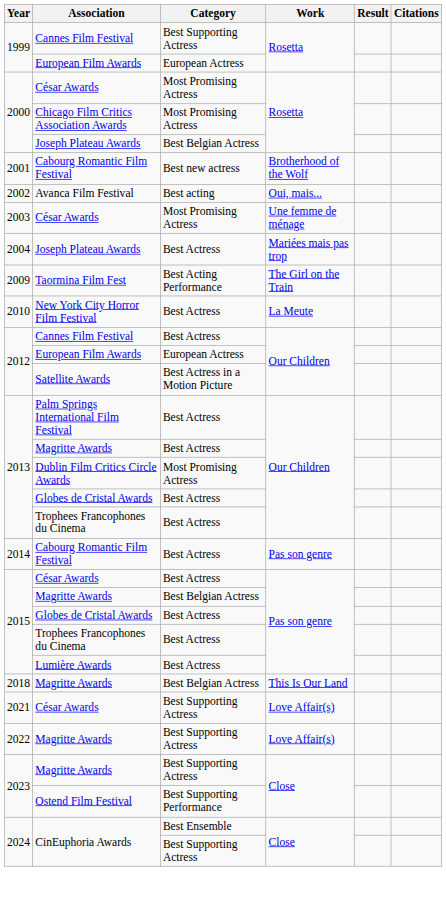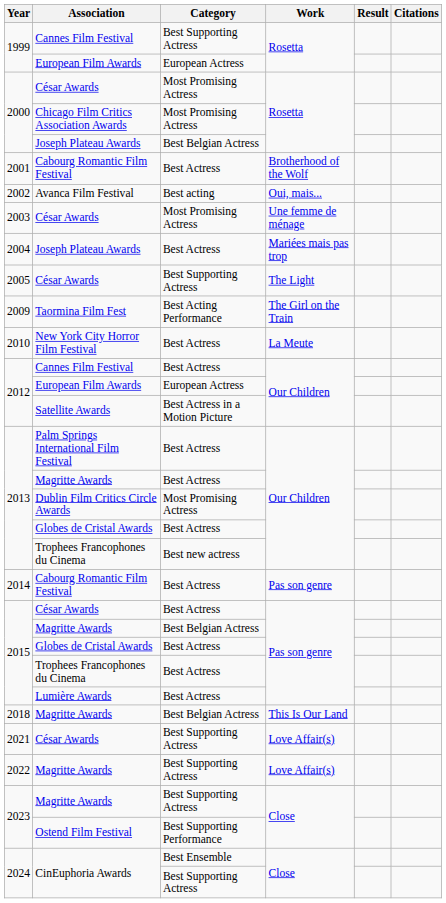(201, 168) Best new actress -> (192, 168) Best Actress
+ row: (19, 280)
(192, 522) Best Actress -> (201, 553) Best new actress
